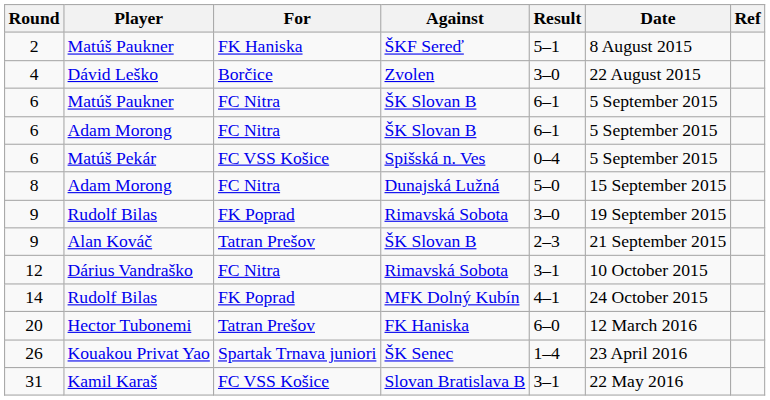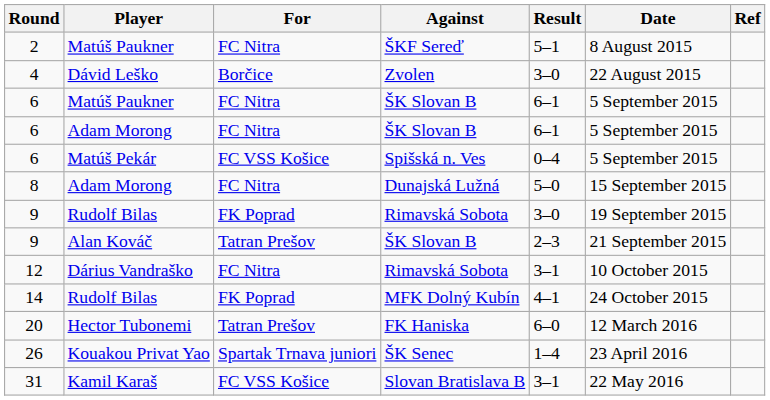(260, 46) FK Haniska -> (249, 46) FC Nitra
